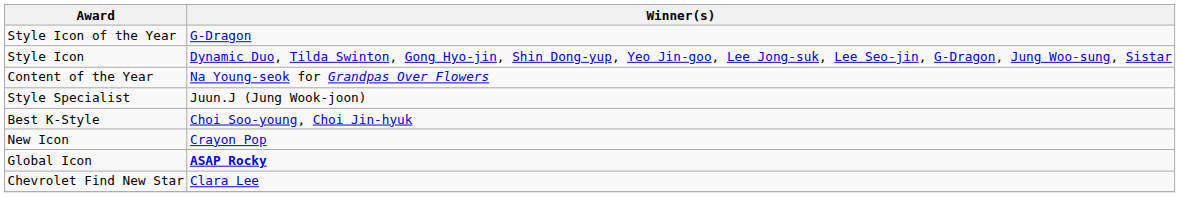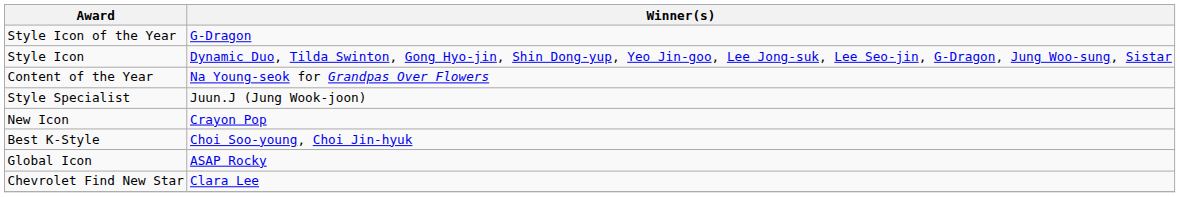rows swapped: (54, 119) <-> (38, 139)
(228, 160) bold -> (228, 160) normal
